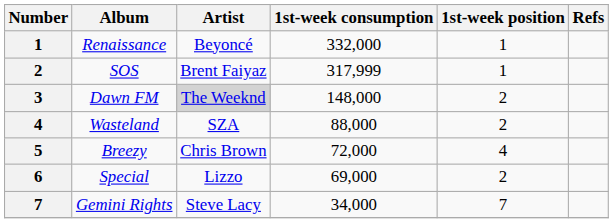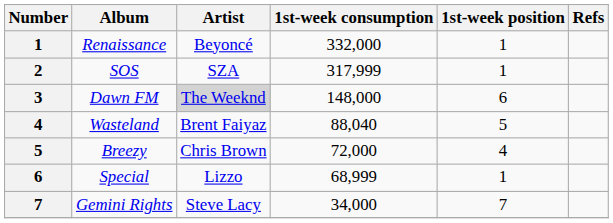(223, 71) Brent Faiyaz -> (223, 71) SZA
(503, 97) 2 -> (503, 97) 6
(223, 124) SZA -> (223, 124) Brent Faiyaz
(354, 124) 88,000 -> (354, 124) 88,040
(503, 124) 2 -> (503, 124) 5
(354, 177) 69,000 -> (354, 177) 68,999
(503, 177) 2 -> (503, 177) 1
